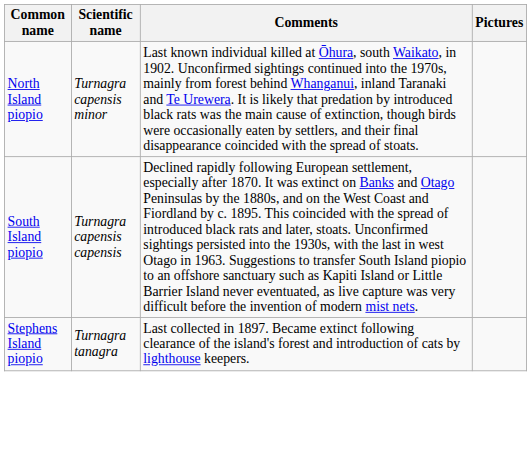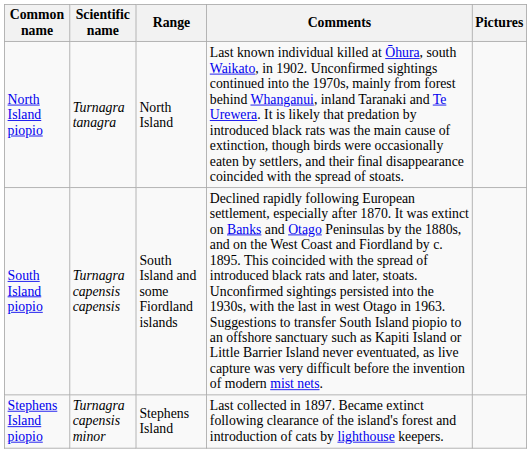+ column: (171, 23)
(100, 99) Turnagra capensis minor -> (99, 114) Turnagra tanagra
(100, 344) Turnagra tanagra -> (99, 421) Turnagra capensis minor
